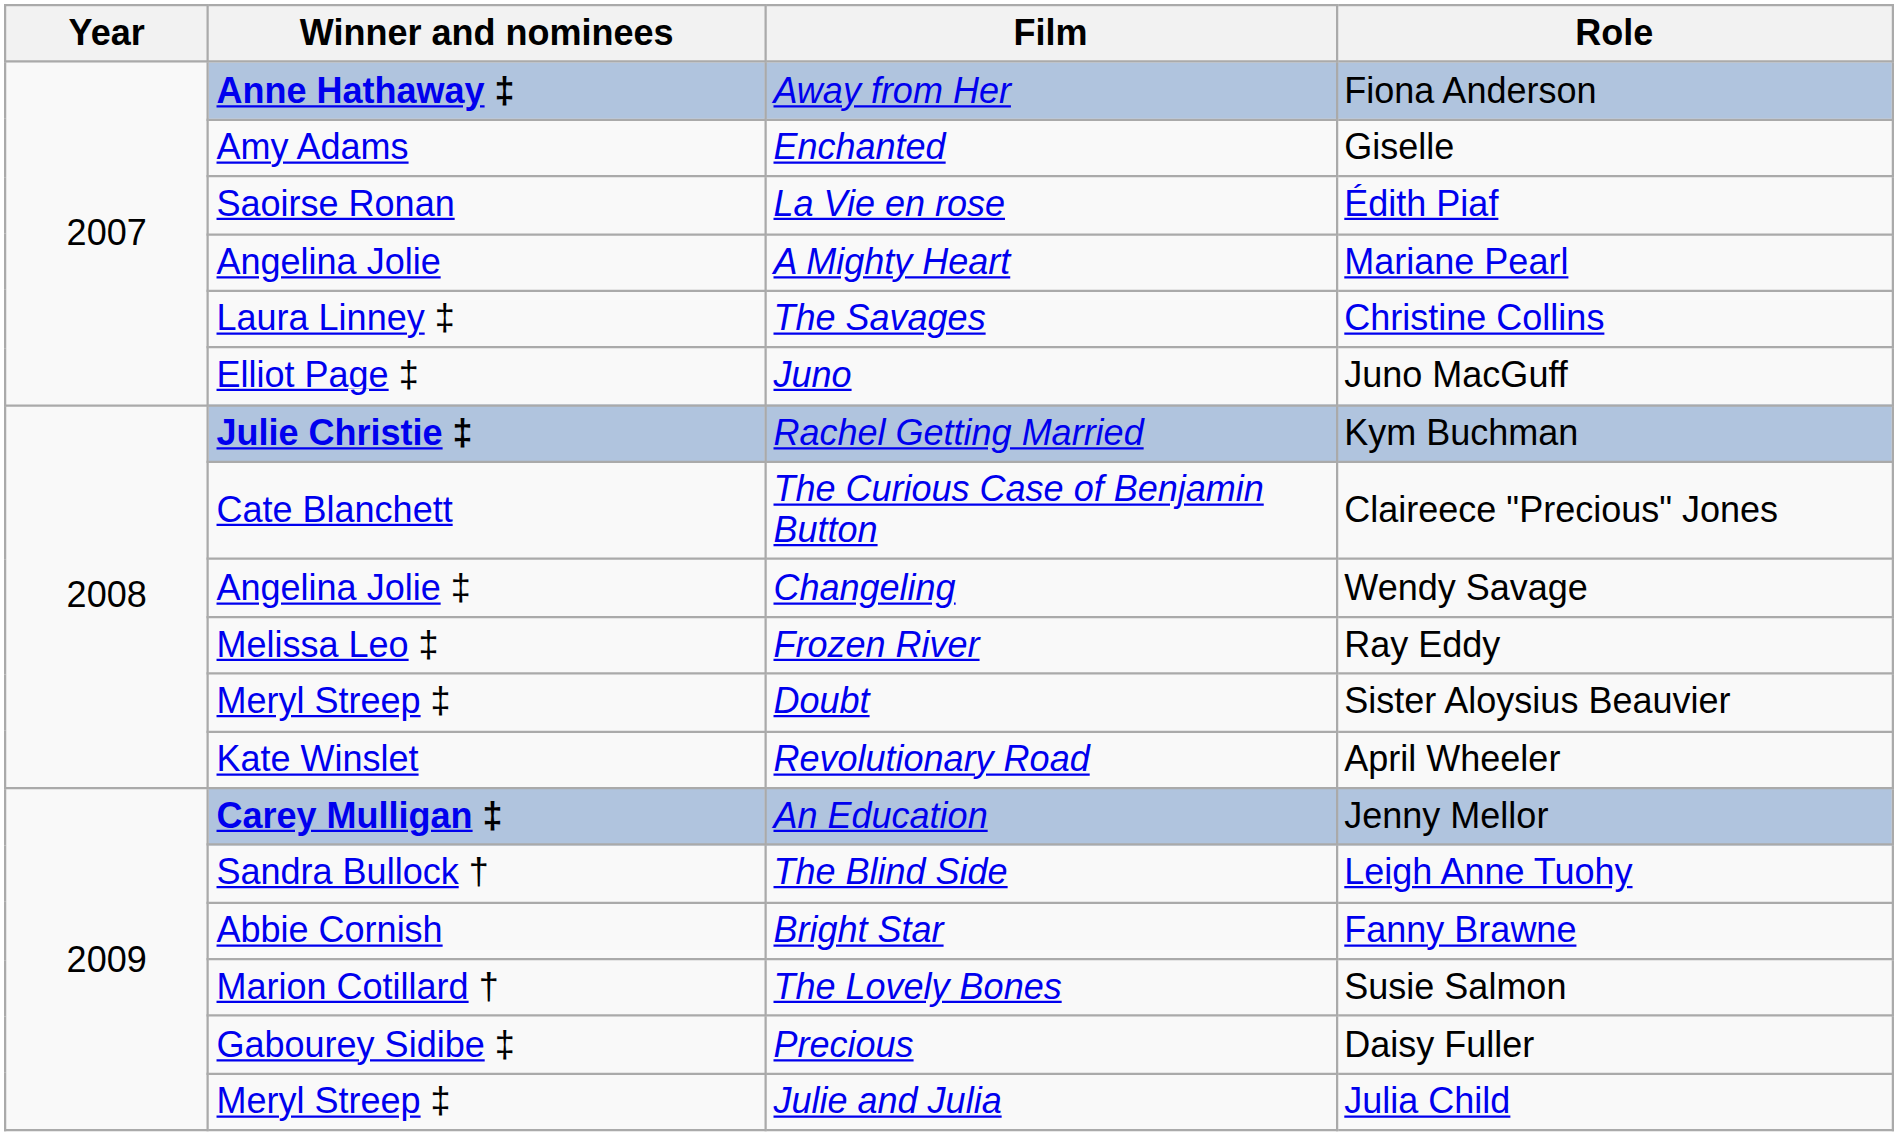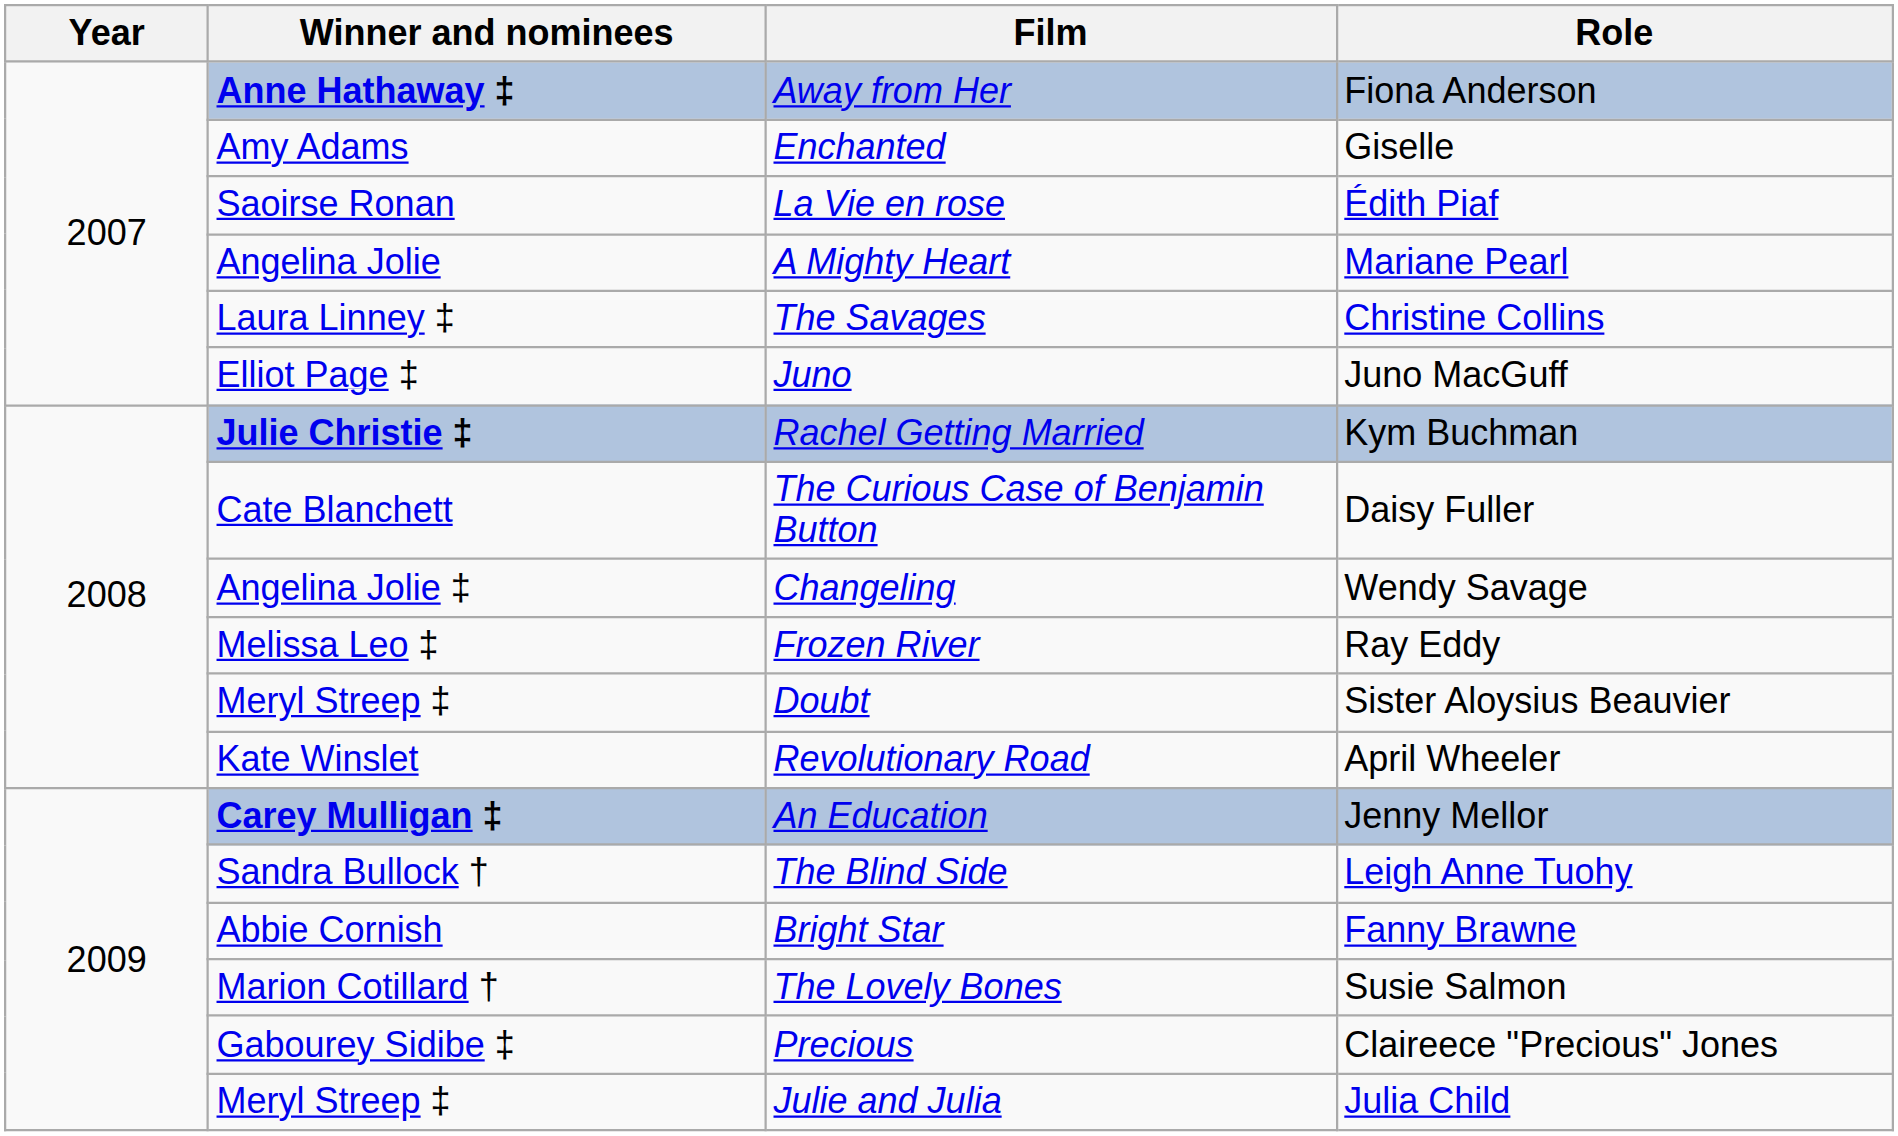(1561, 510) Claireece "Precious" Jones -> (1439, 510) Daisy Fuller
(1439, 1044) Daisy Fuller -> (1561, 1044) Claireece "Precious" Jones
